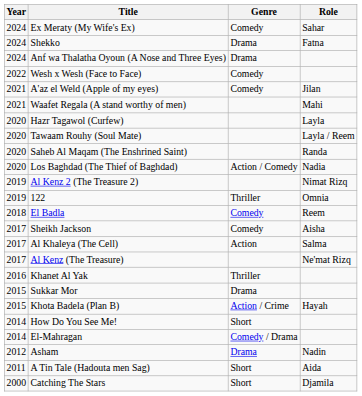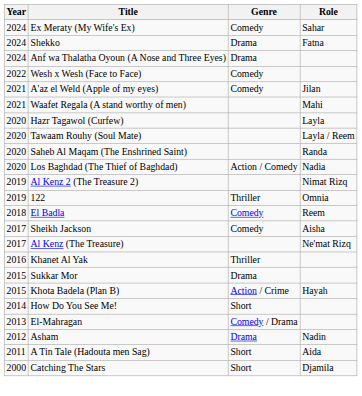- row: (74, 244)
(16, 337) 2014 -> (16, 321) 2013
